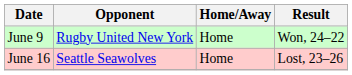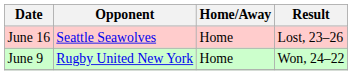rows swapped: (25, 37) <-> (29, 59)
